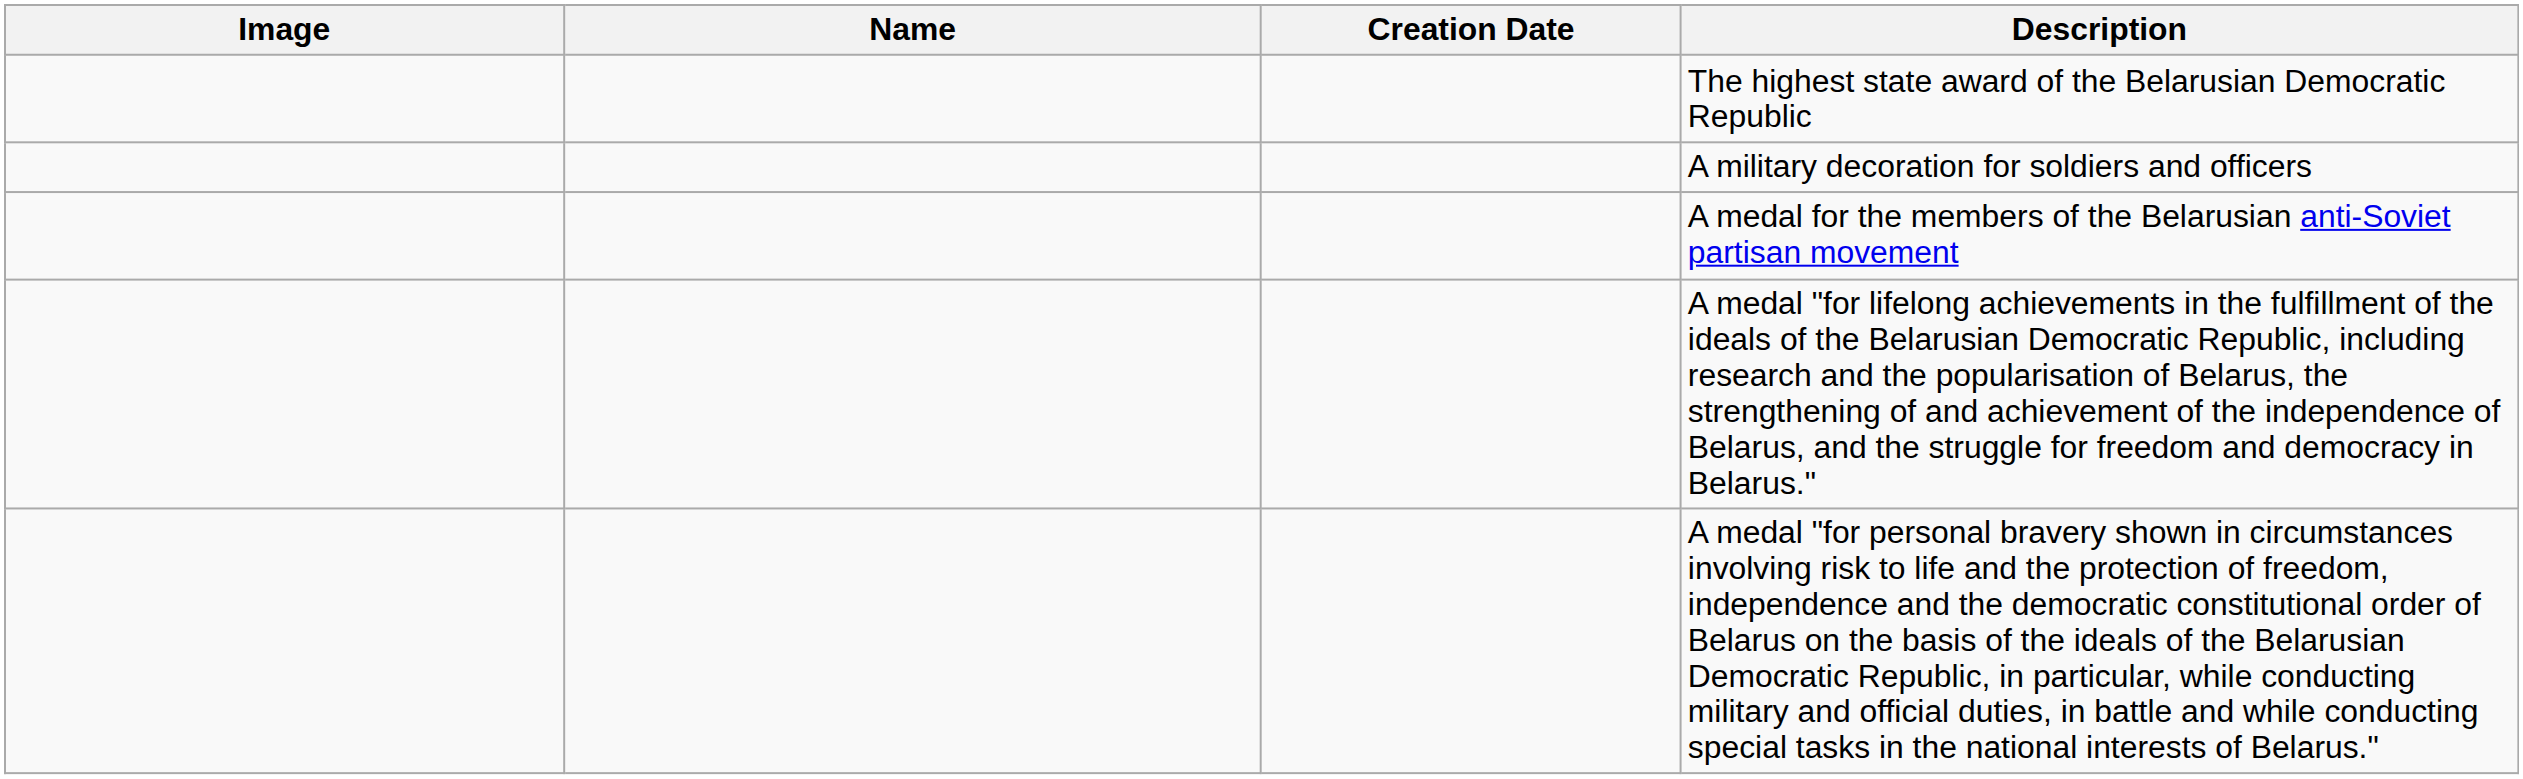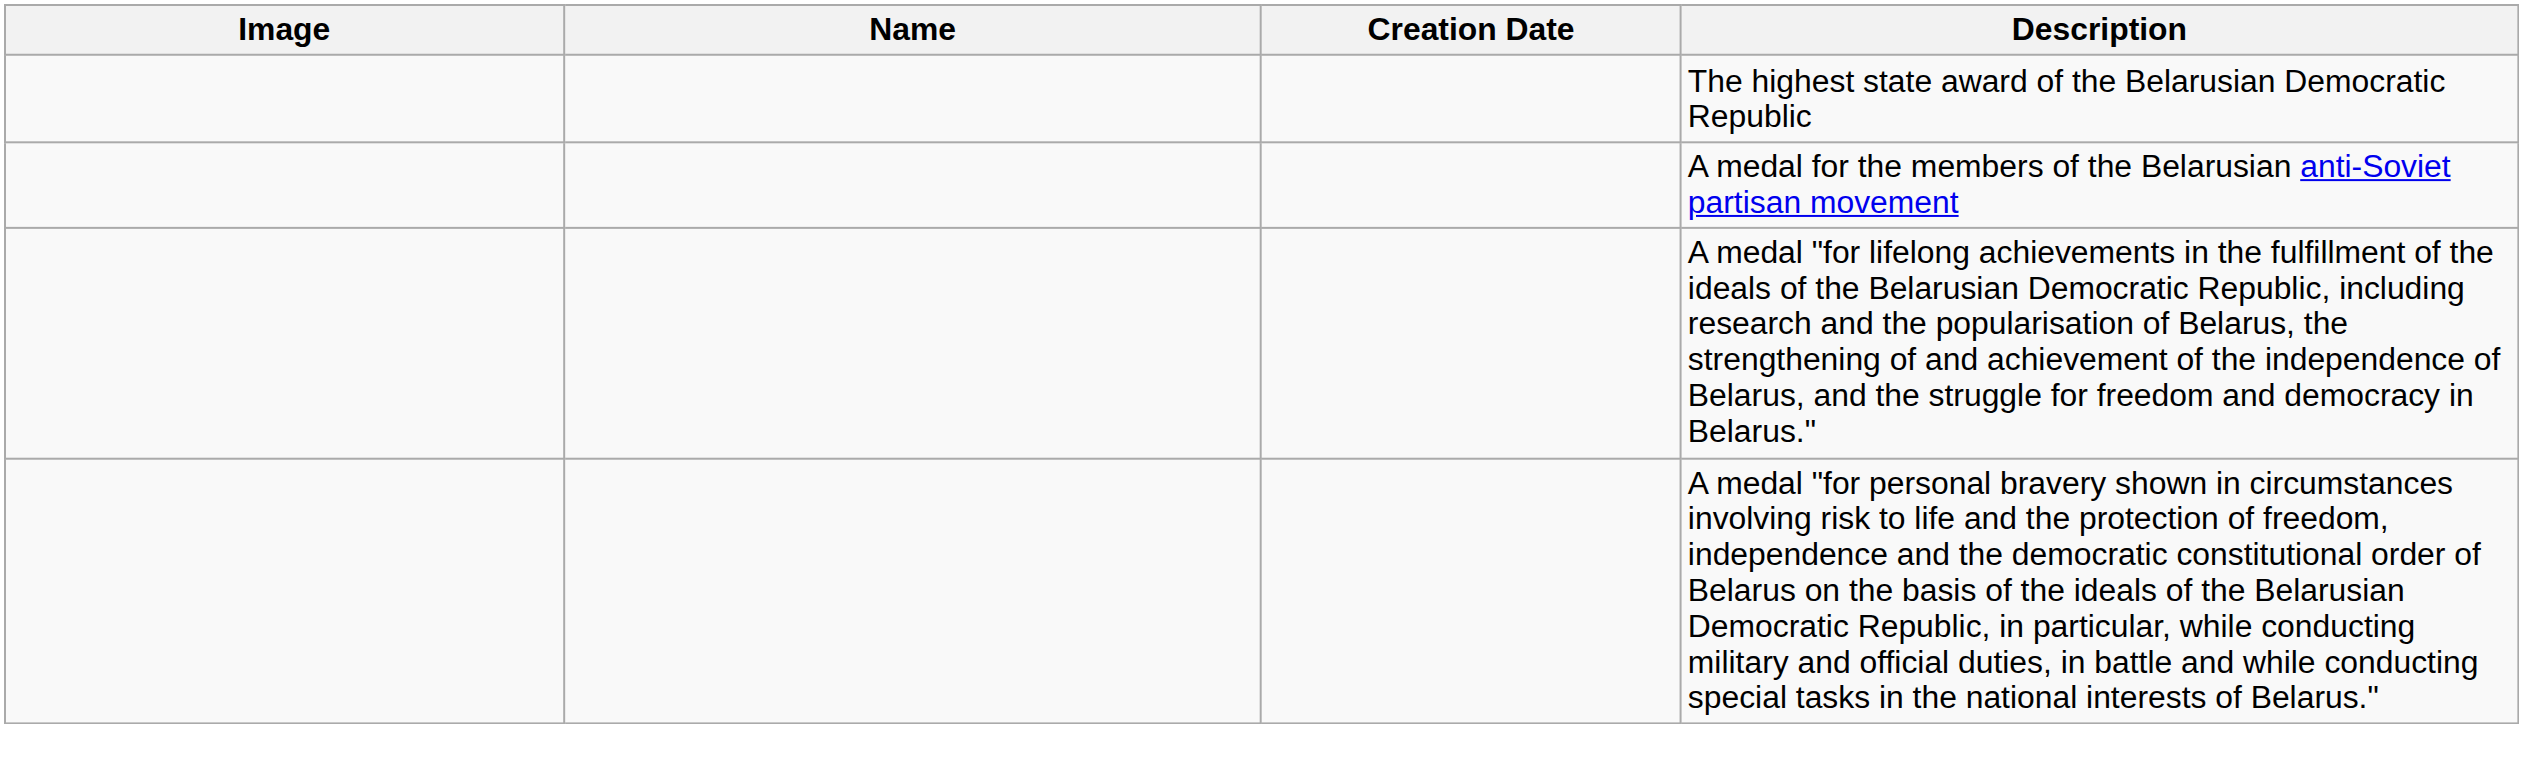- row: (2000, 166)
